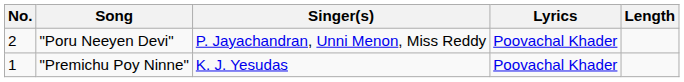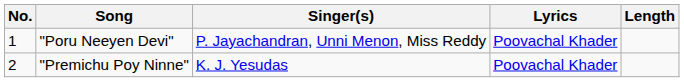(12, 40) 2 -> (12, 40) 1
(12, 64) 1 -> (12, 64) 2
